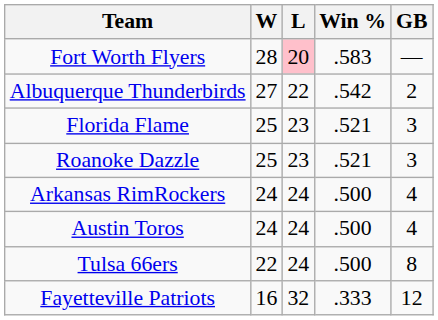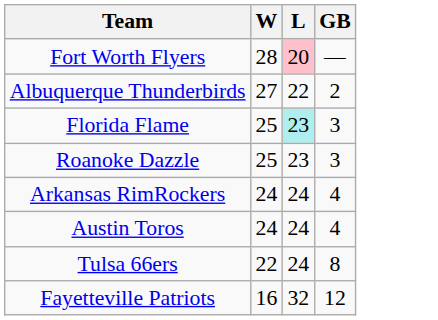- column: (353, 21)
(298, 125) no background -> (298, 125) paleturquoise background
